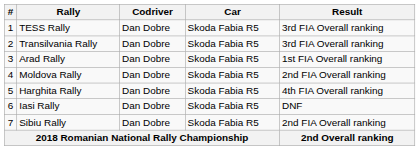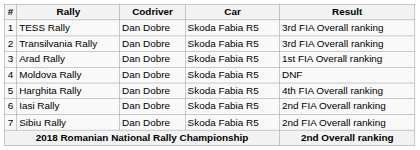(334, 75) 2nd FIA Overall ranking -> (292, 75) DNF
(292, 106) DNF -> (334, 106) 2nd FIA Overall ranking
